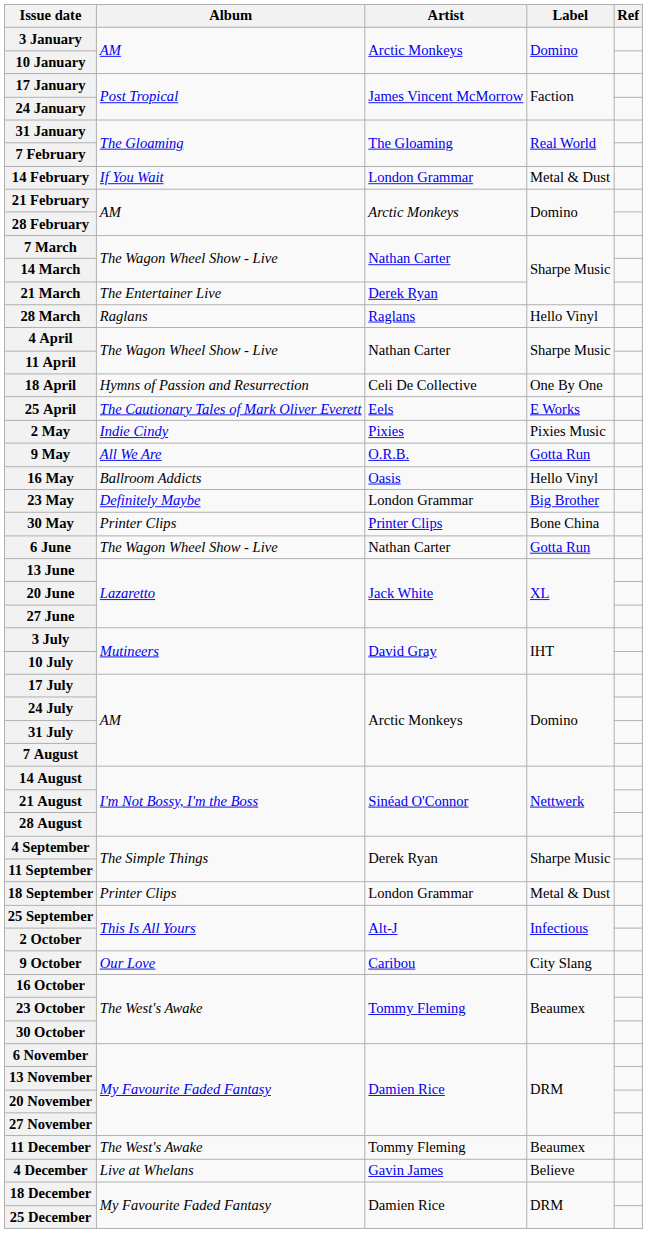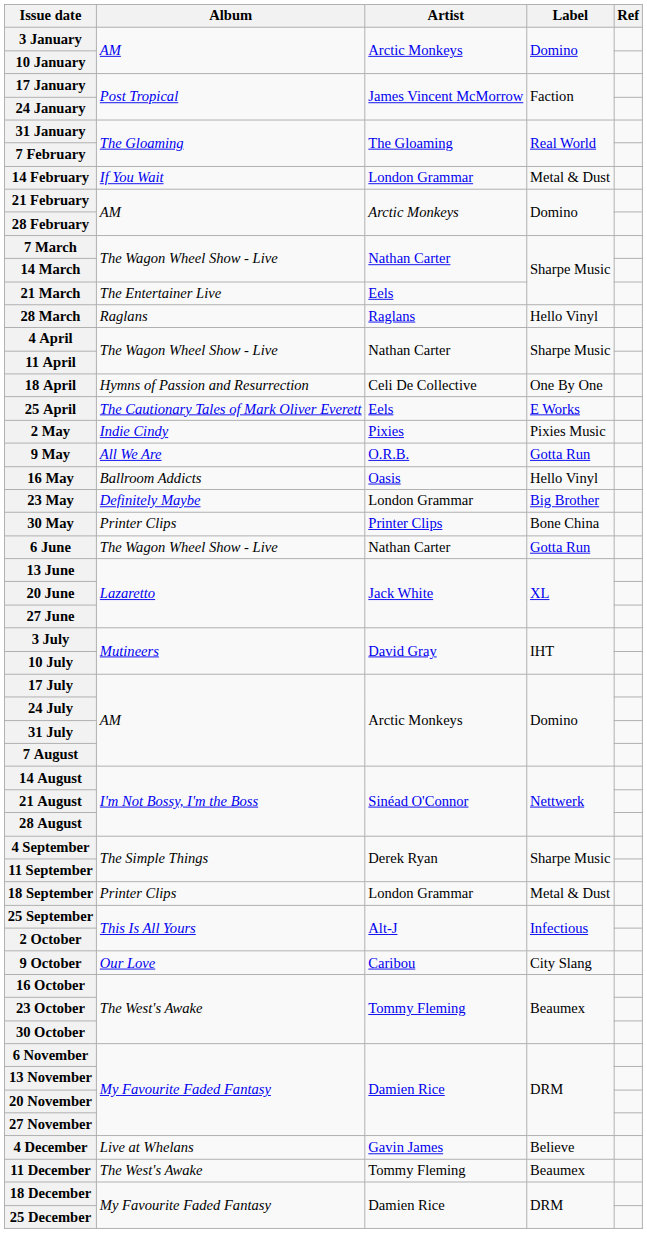(403, 293) Derek Ryan -> (381, 293) Eels
rows swapped: (50, 1170) <-> (50, 1147)
